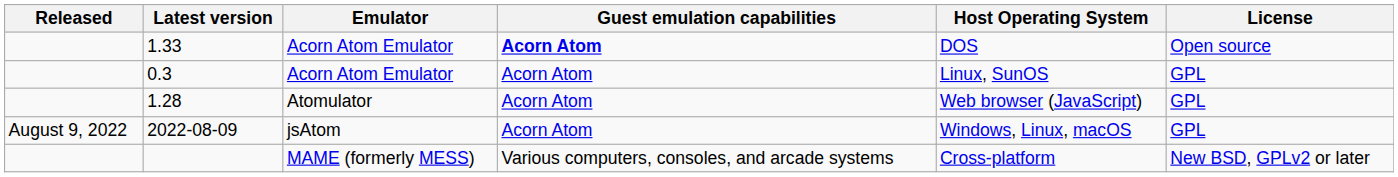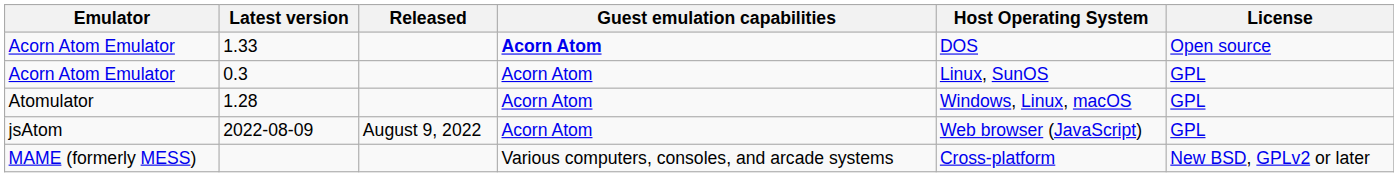columns swapped: (390, 18) <-> (74, 18)
(1041, 102) Web browser (JavaScript) -> (1036, 102) Windows, Linux, macOS
(1036, 130) Windows, Linux, macOS -> (1041, 130) Web browser (JavaScript)
